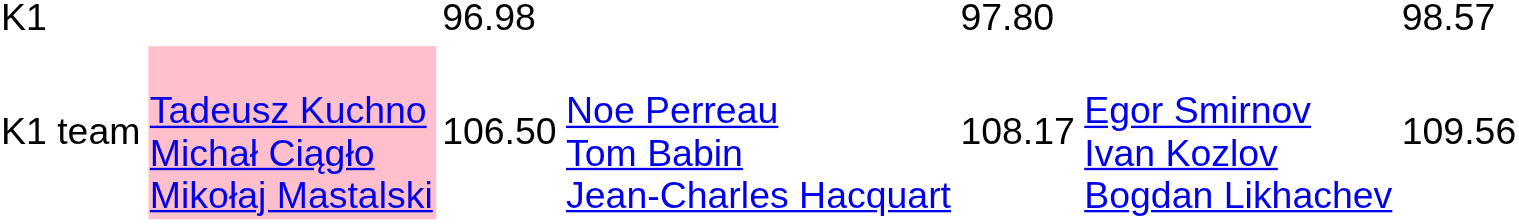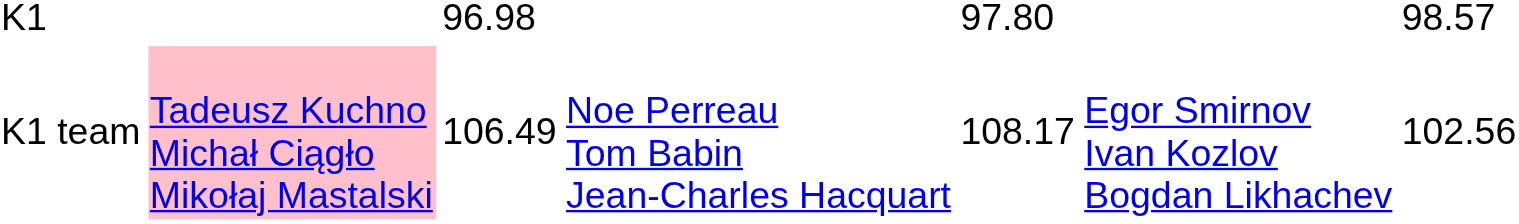(499, 132) 106.50 -> (499, 132) 106.49
(1459, 132) 109.56 -> (1459, 132) 102.56
